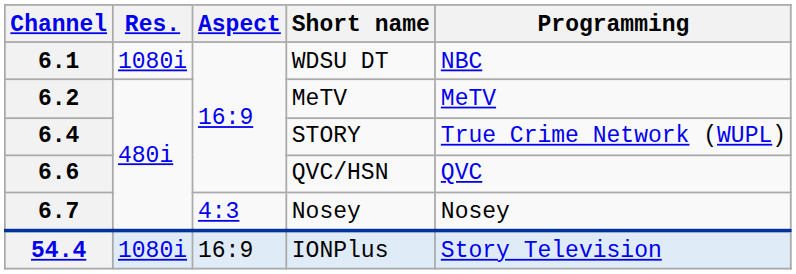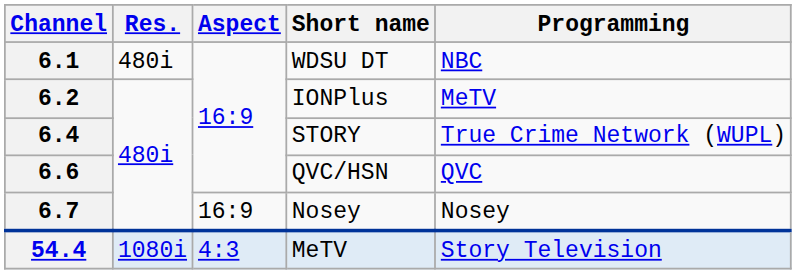(153, 61) 1080i -> (146, 61) 480i
(319, 99) MeTV -> (340, 99) IONPlus
(219, 211) 4:3 -> (226, 211) 16:9
(226, 250) 16:9 -> (219, 250) 4:3
(340, 250) IONPlus -> (319, 250) MeTV
